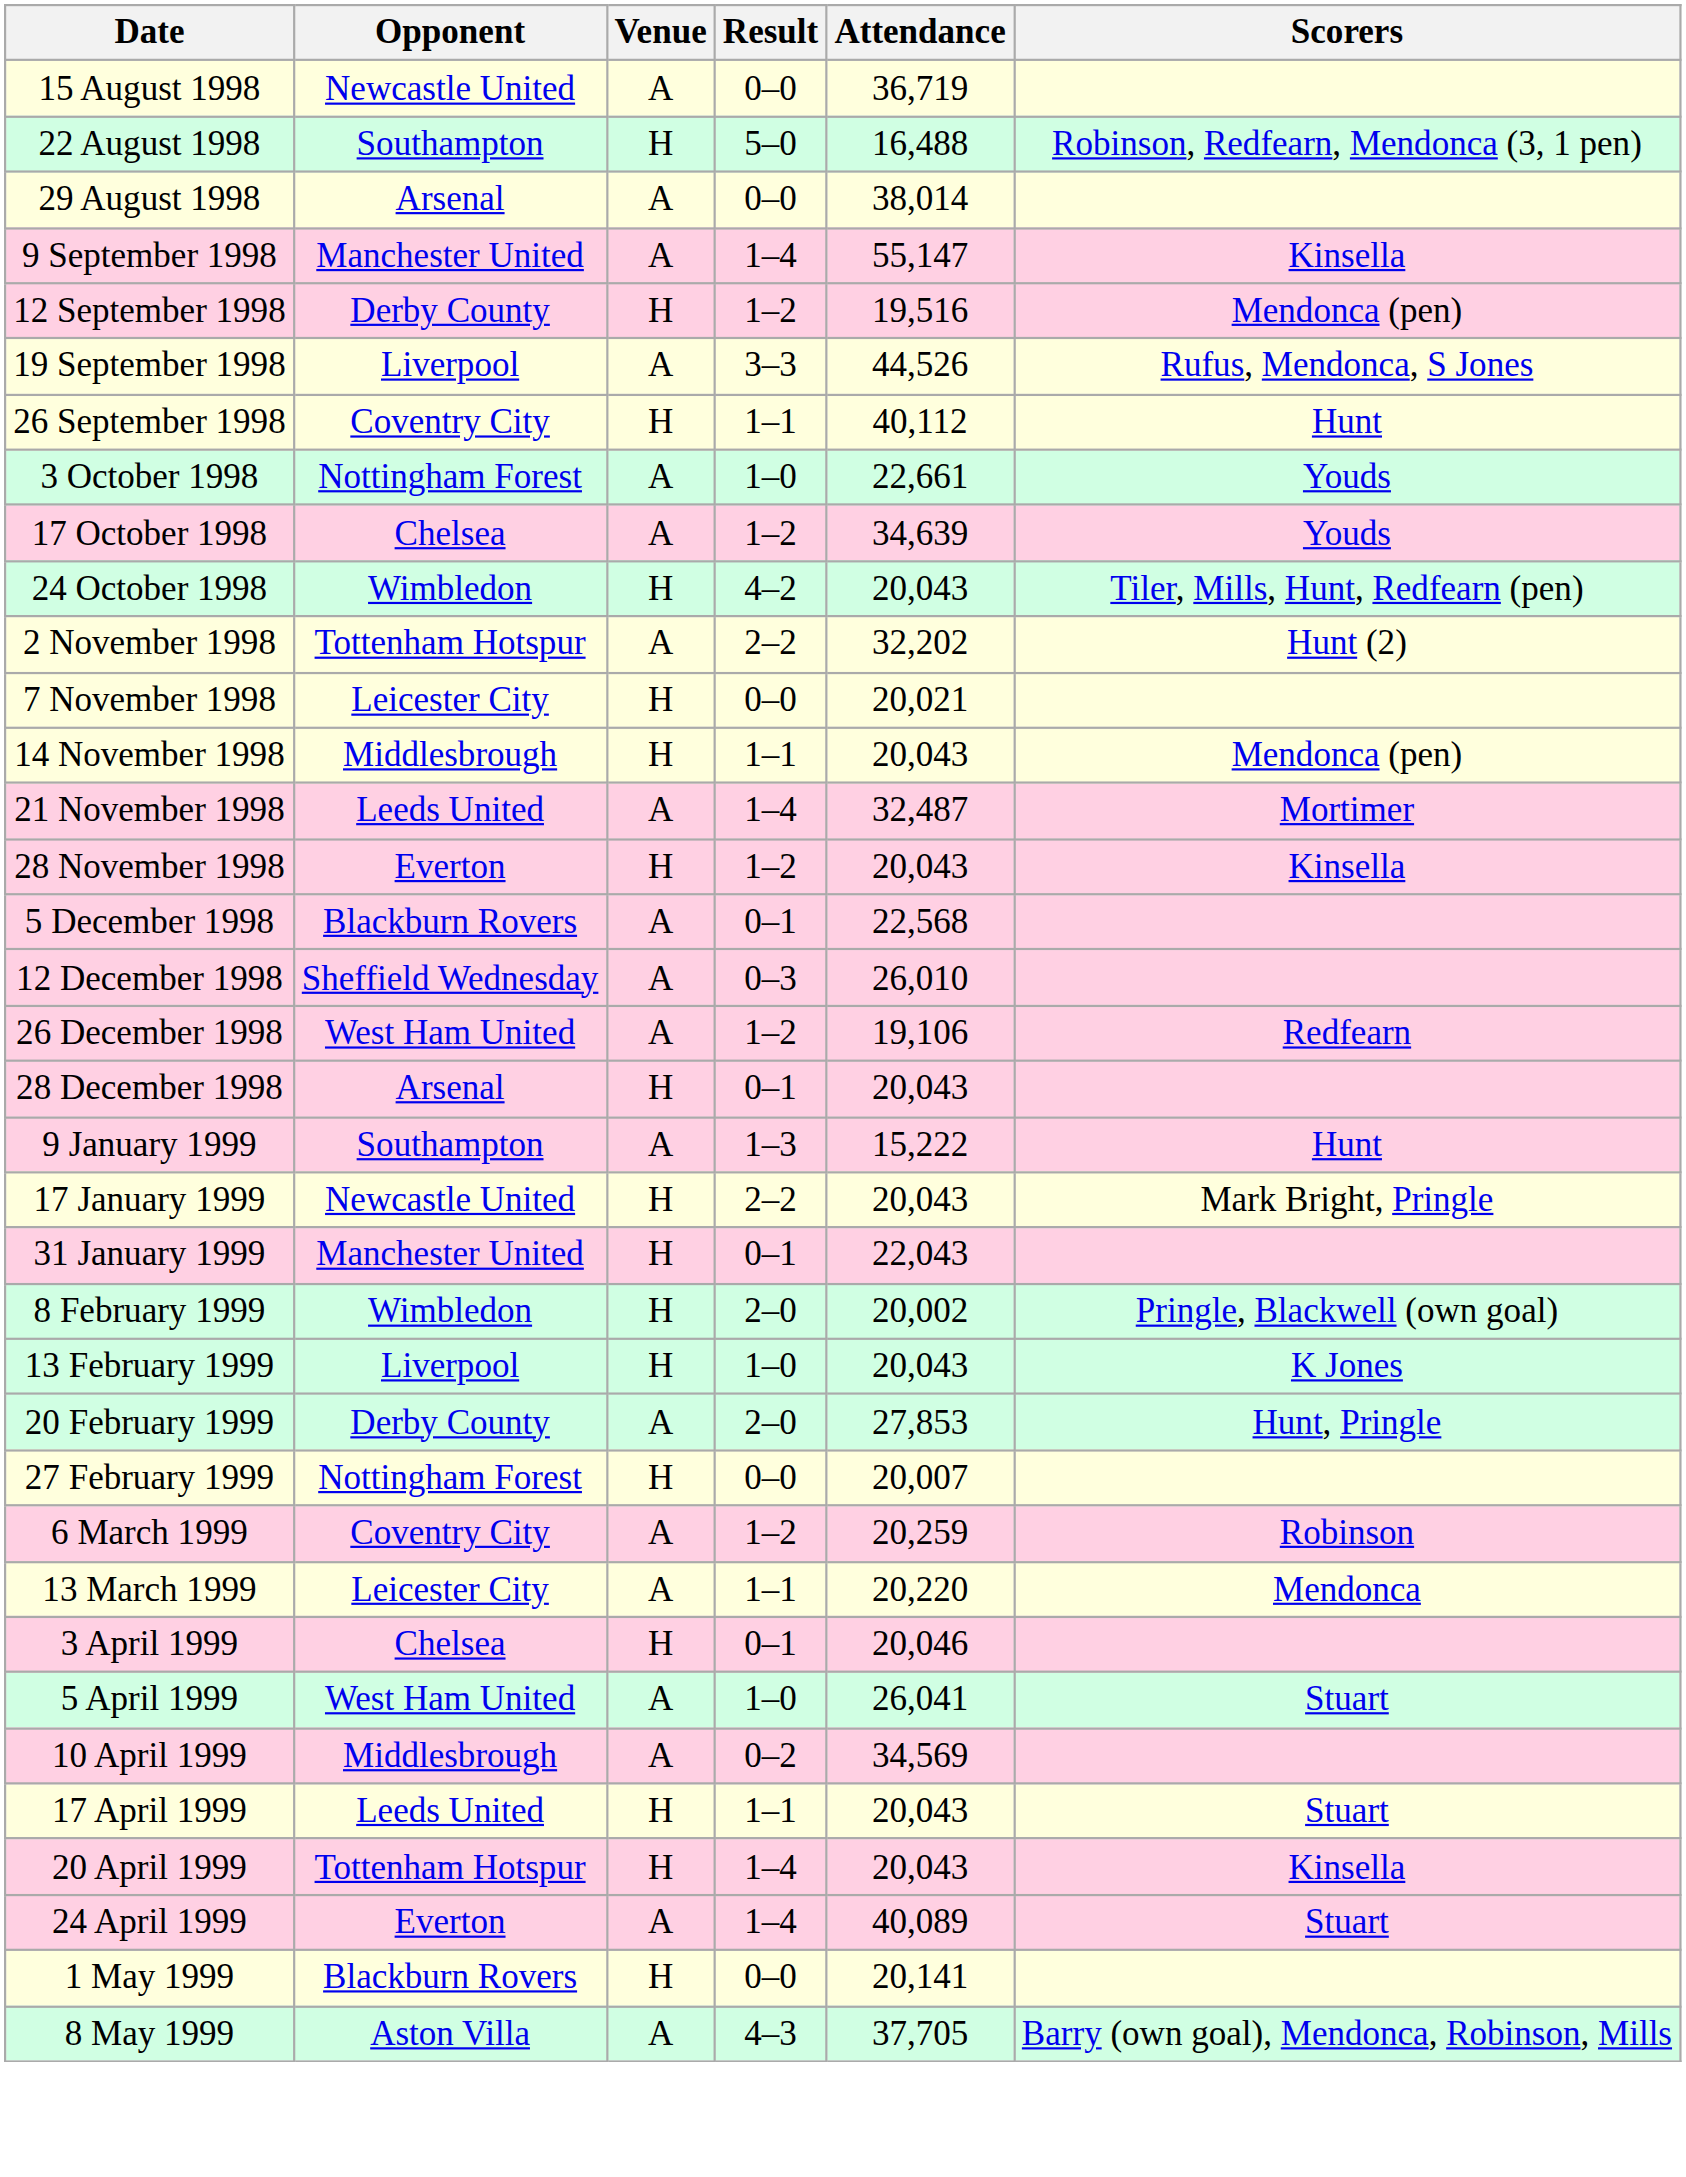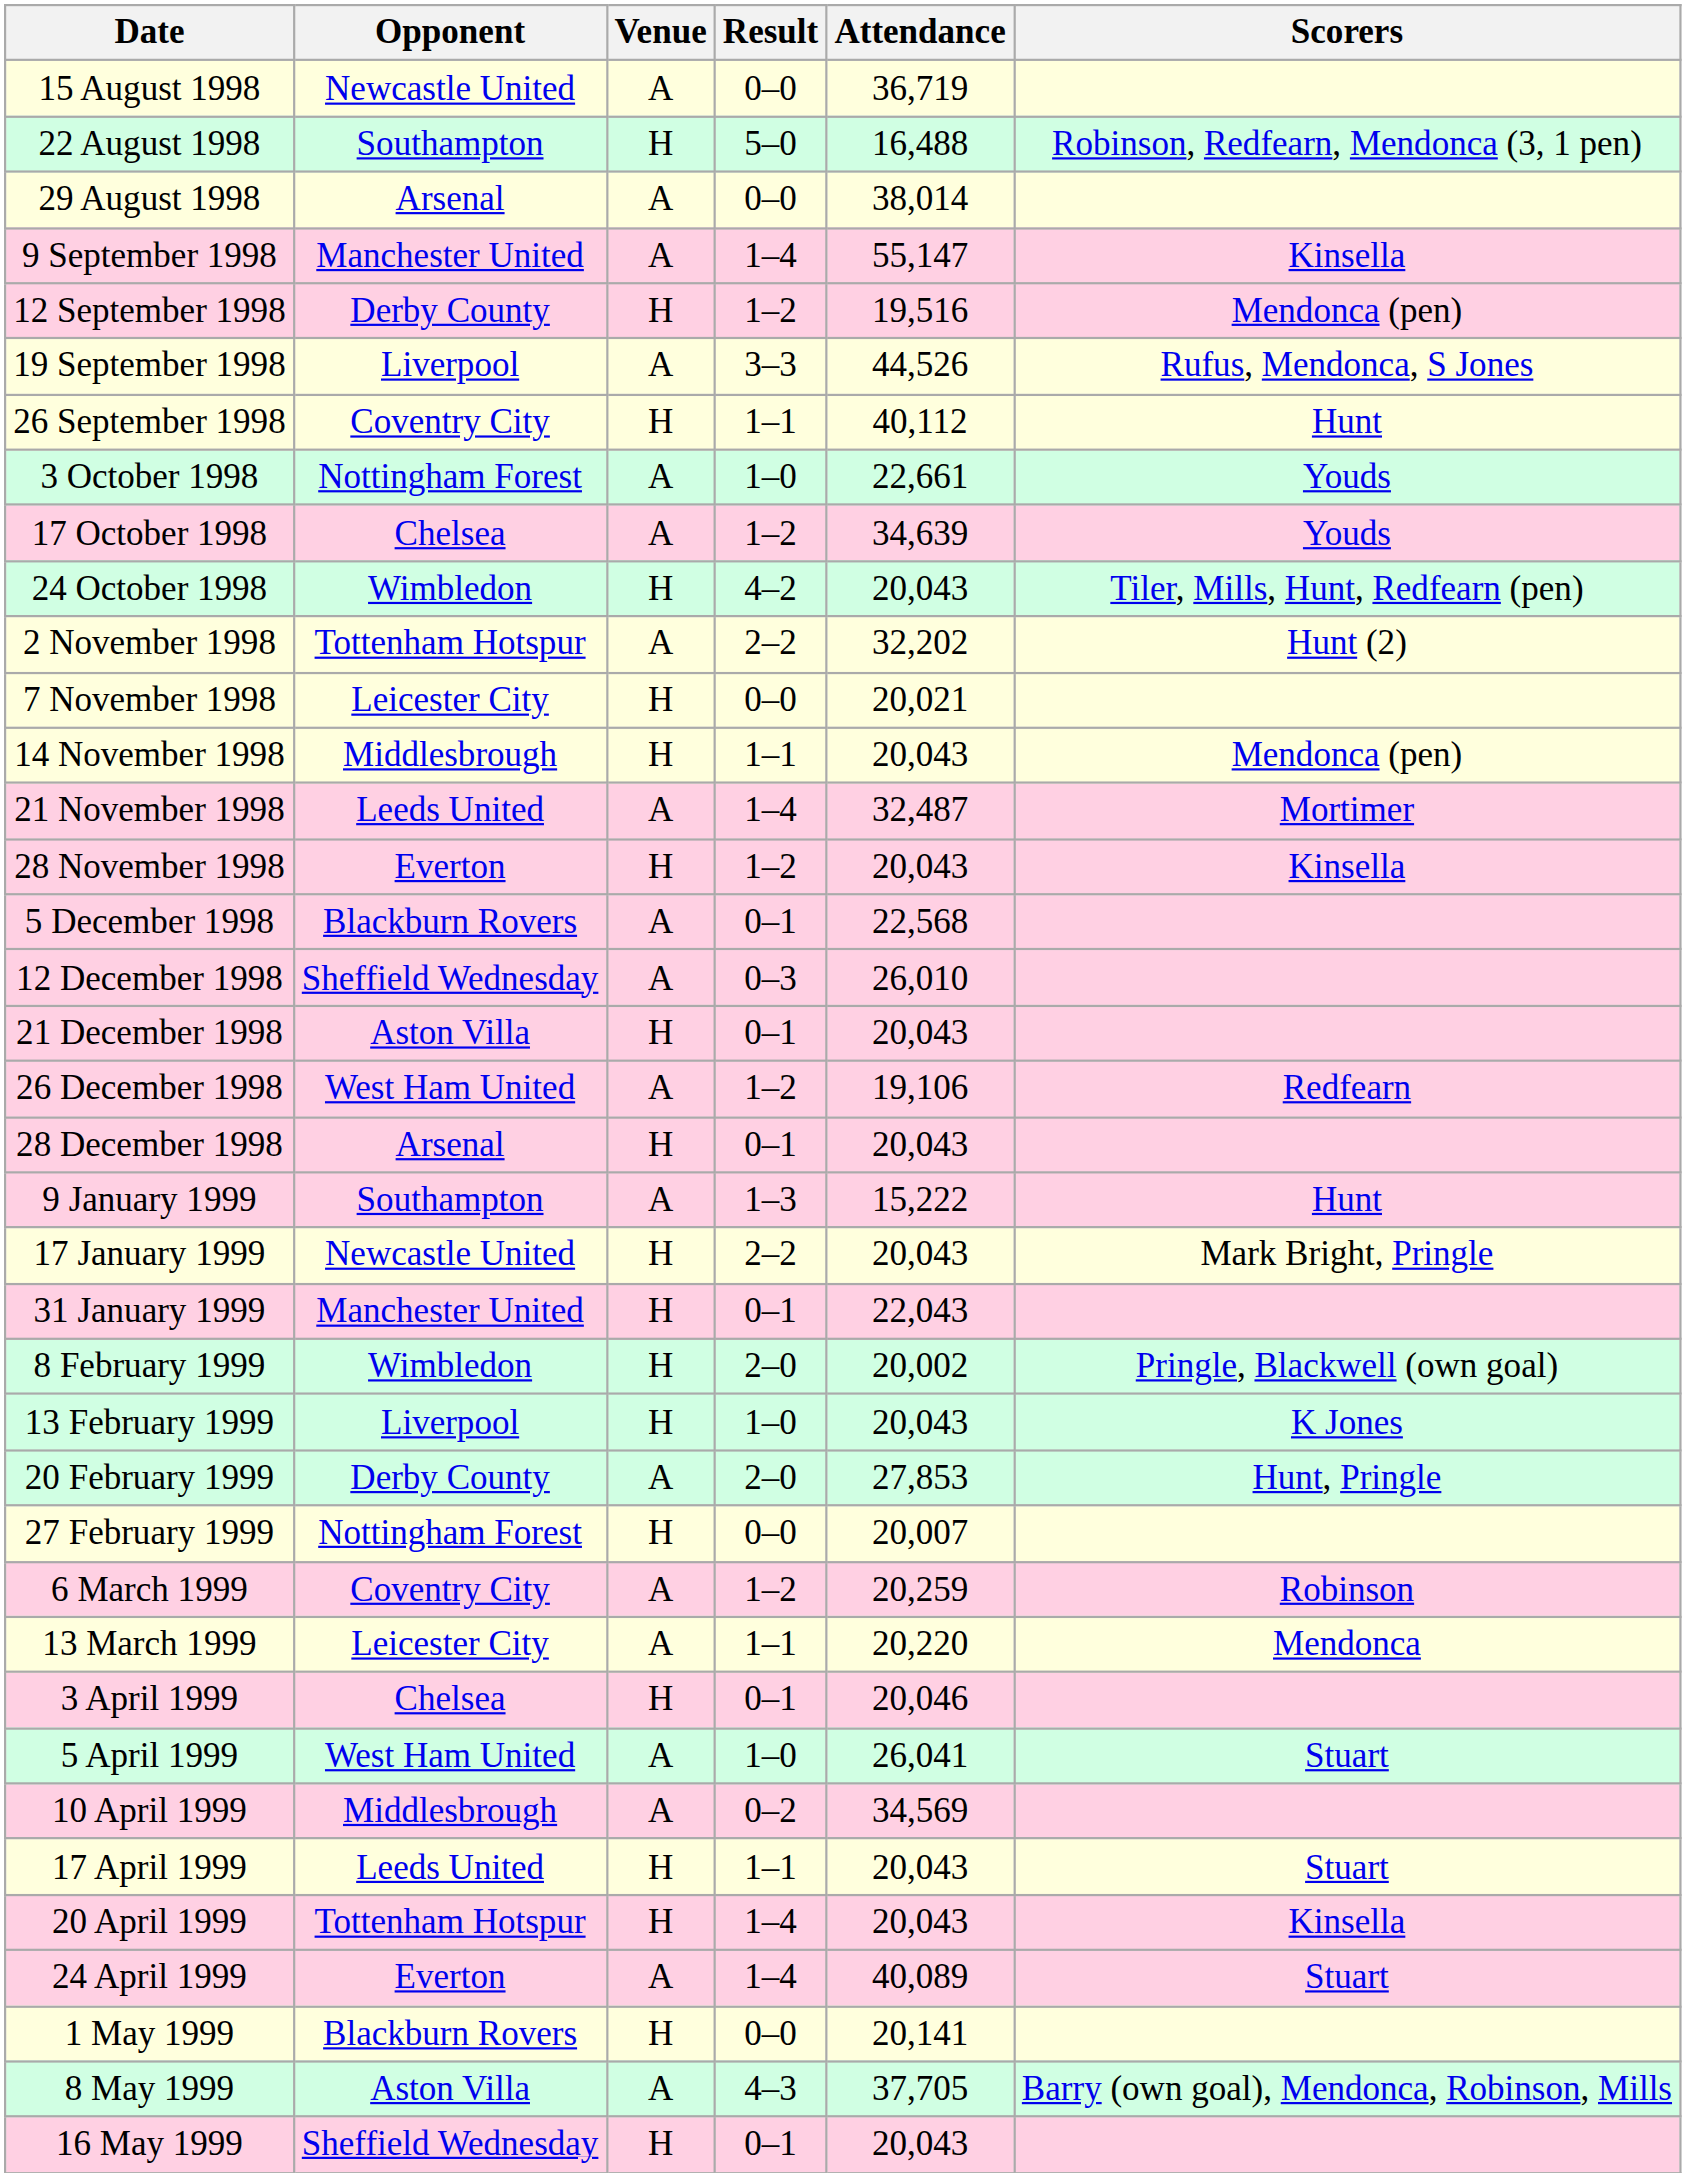+ row: (149, 1032)
+ row: (149, 2143)
